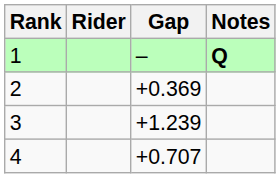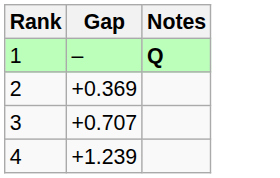- column: (99, 22)
(169, 123) +1.239 -> (104, 123) +0.707
(169, 156) +0.707 -> (104, 156) +1.239
